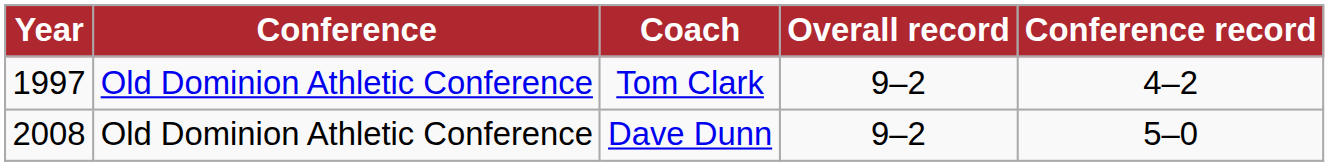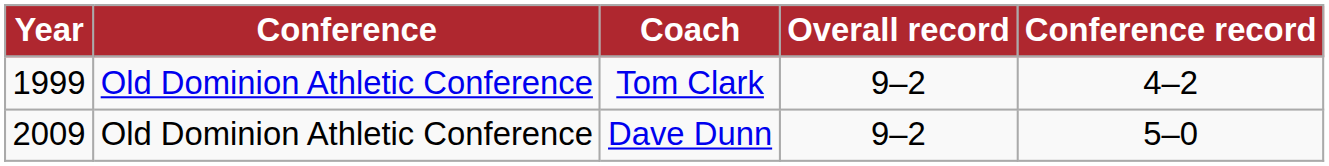(49, 82) 1997 -> (49, 82) 1999
(49, 134) 2008 -> (49, 134) 2009
